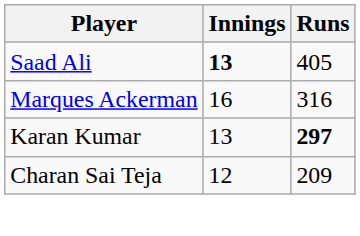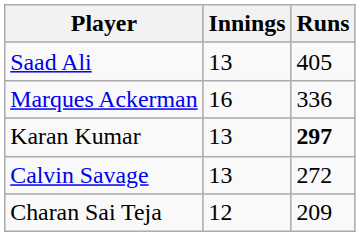(220, 61) bold -> (220, 61) normal
(314, 99) 316 -> (314, 99) 336
+ row: (79, 174)
